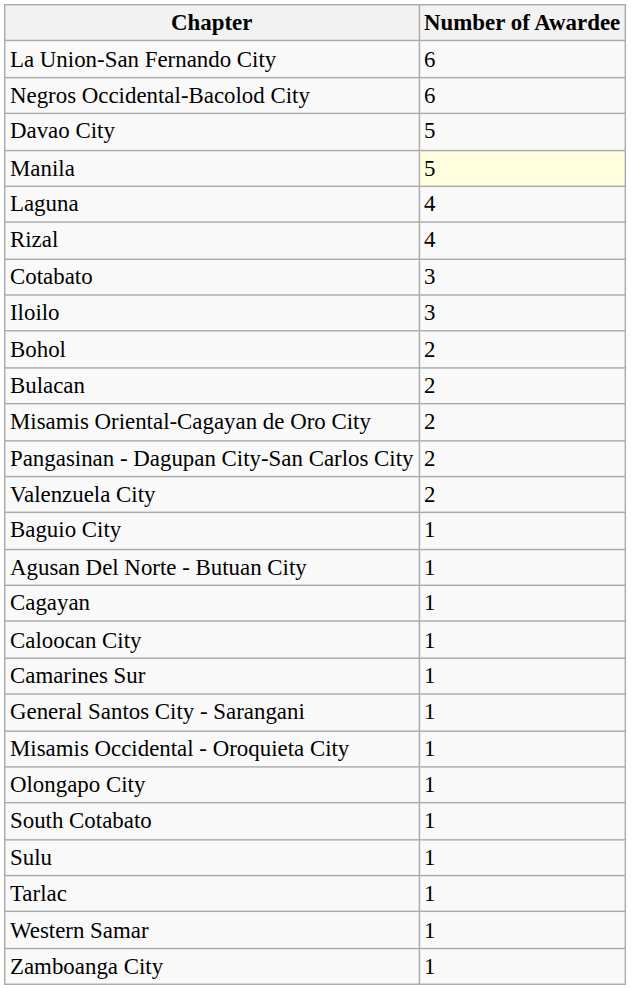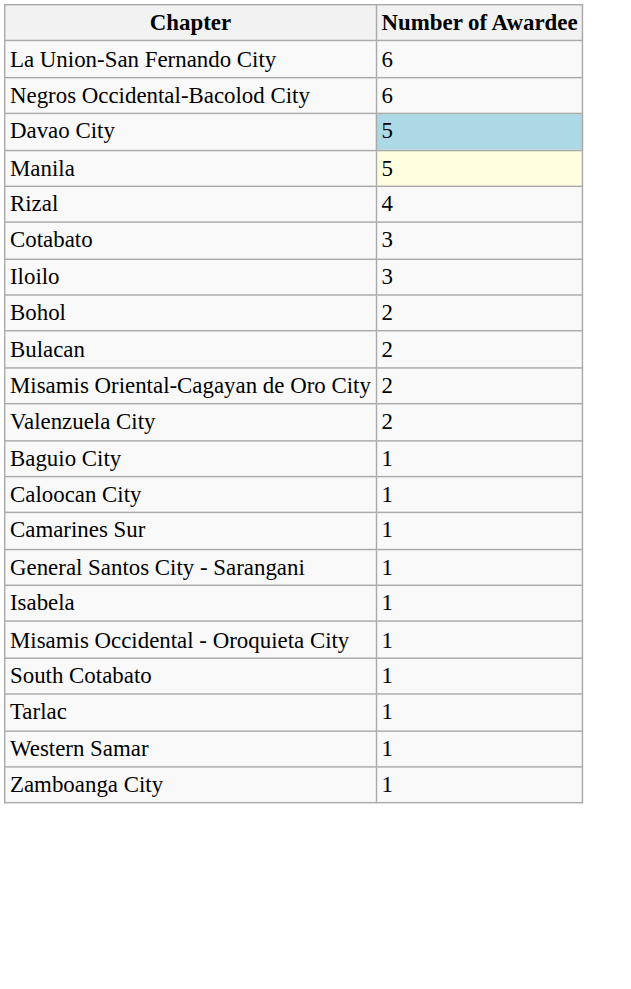(430, 131) no background -> (387, 131) lightblue background
- row: (44, 204)
- row: (212, 458)
- row: (158, 566)
- row: (50, 603)
+ row: (42, 603)
- row: (78, 784)
- row: (31, 857)
